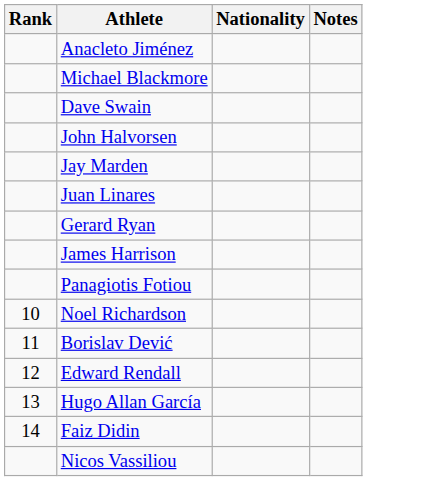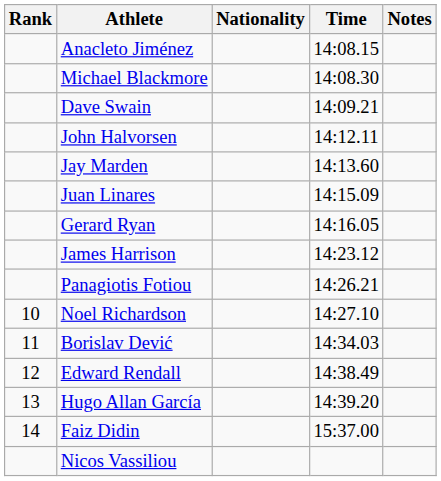+ column: (346, 19)
